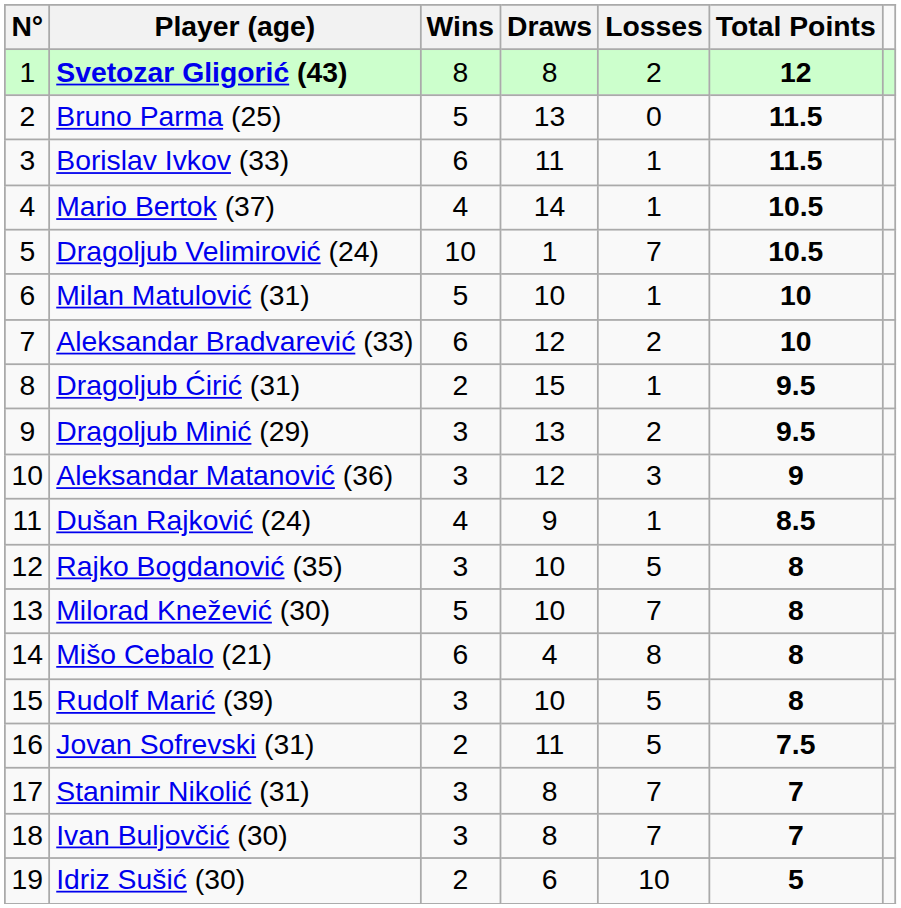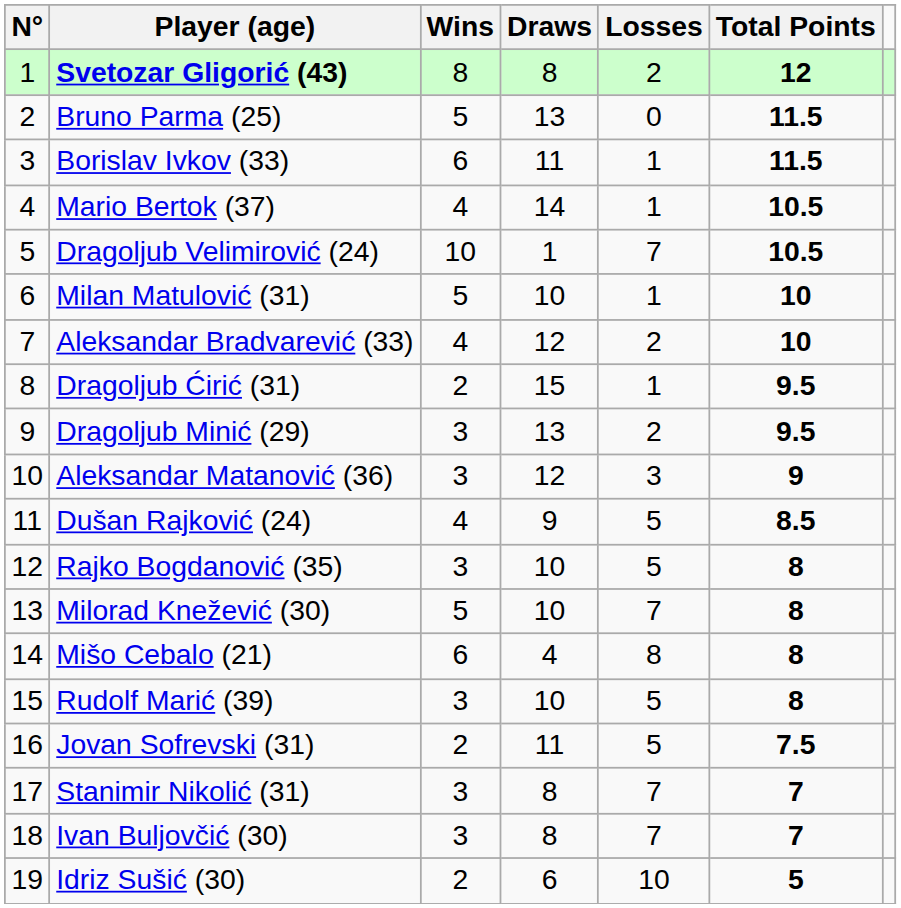(460, 341) 6 -> (460, 341) 4
(654, 521) 1 -> (654, 521) 5
